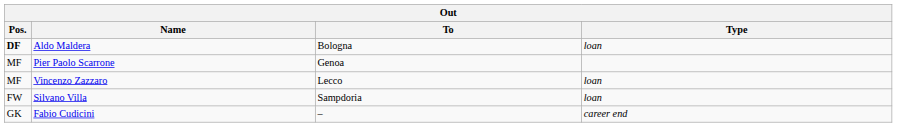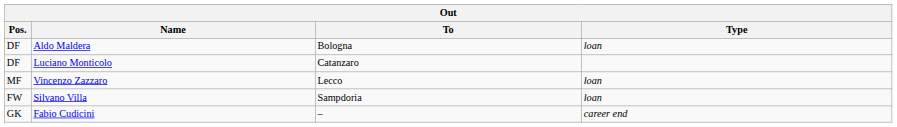(14, 47) bold -> (13, 47) normal
+ row: (73, 63)
- row: (74, 63)
